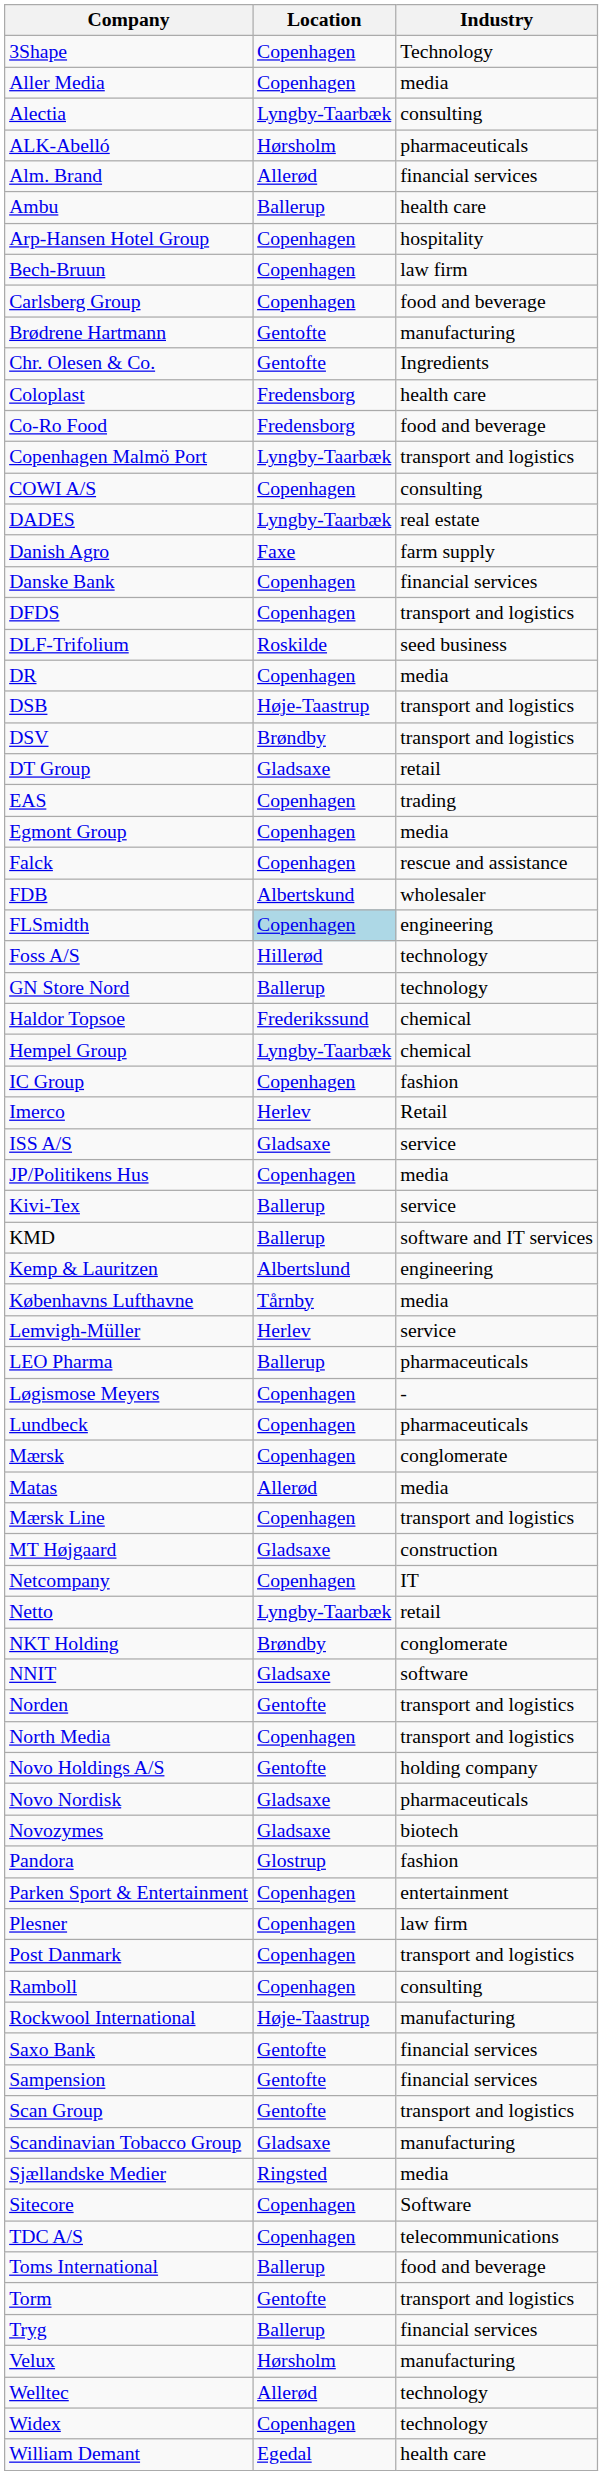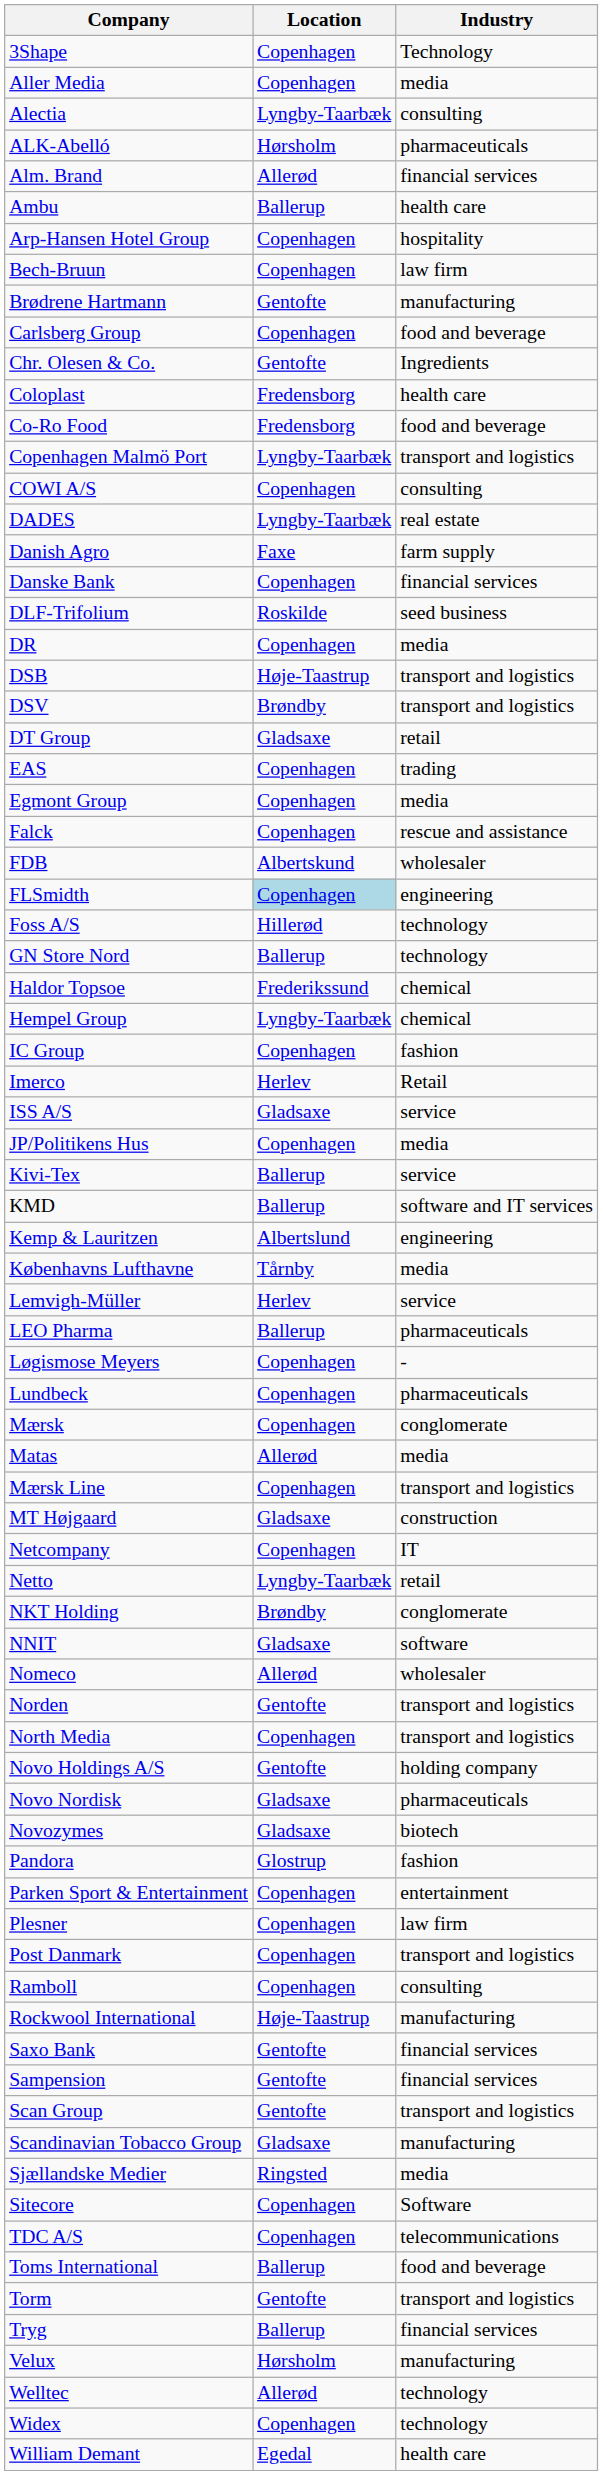rows swapped: (88, 332) <-> (75, 301)
- row: (34, 613)
+ row: (42, 1674)
